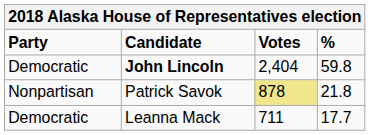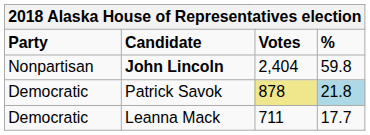(48, 67) Democratic -> (51, 67) Nonpartisan
(51, 92) Nonpartisan -> (48, 92) Democratic
(336, 92) no background -> (336, 92) lightblue background
